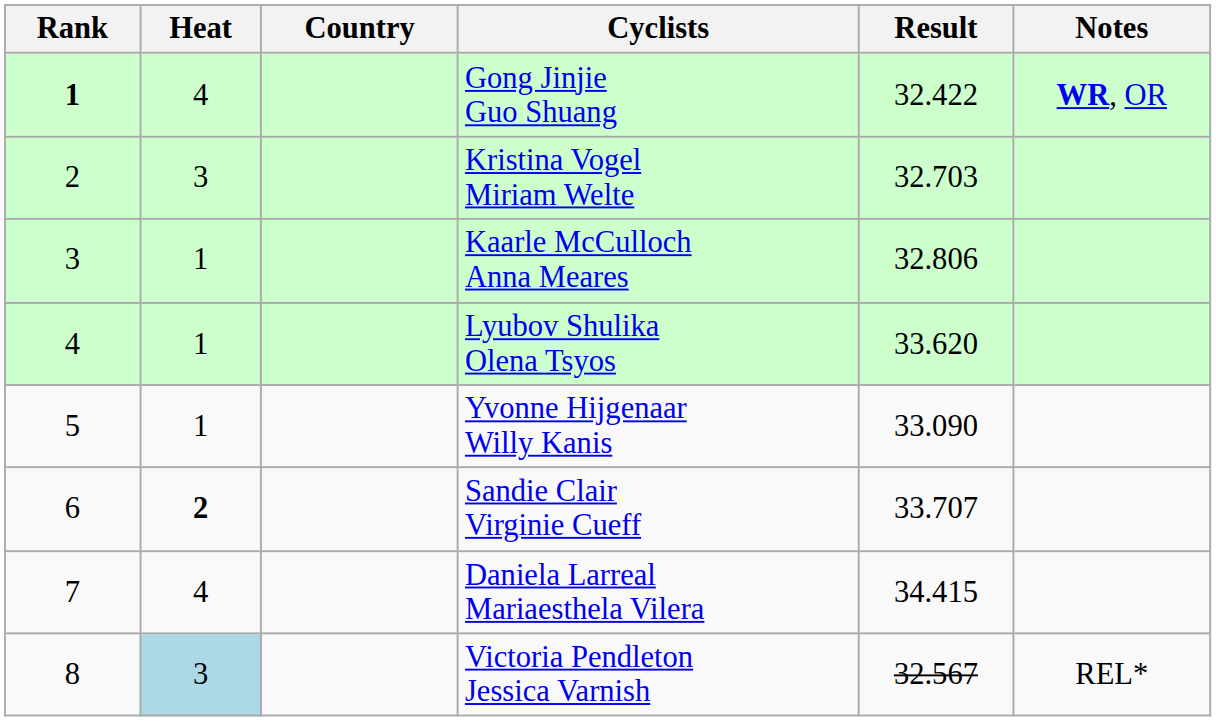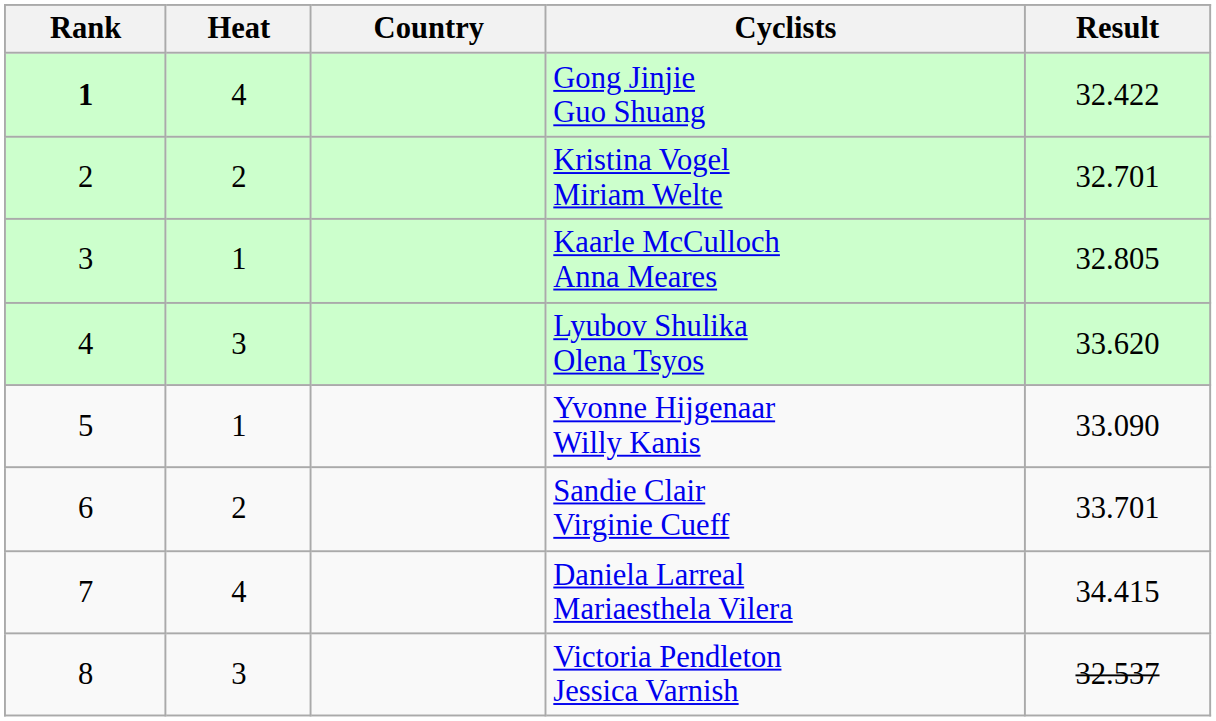- column: (1112, 28)
(201, 177) 3 -> (239, 177) 2
(936, 177) 32.703 -> (1118, 177) 32.701
(936, 260) 32.806 -> (1118, 260) 32.805
(201, 342) 1 -> (239, 342) 3
(201, 508) bold -> (239, 508) normal
(936, 508) 33.707 -> (1118, 508) 33.701
(201, 674) lightblue background -> (239, 674) no background
(936, 674) 32.567 -> (1118, 674) 32.537
